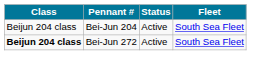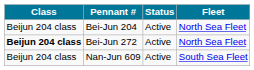(210, 27) South Sea Fleet -> (212, 27) North Sea Fleet
(210, 42) South Sea Fleet -> (212, 42) North Sea Fleet
+ row: (113, 57)
